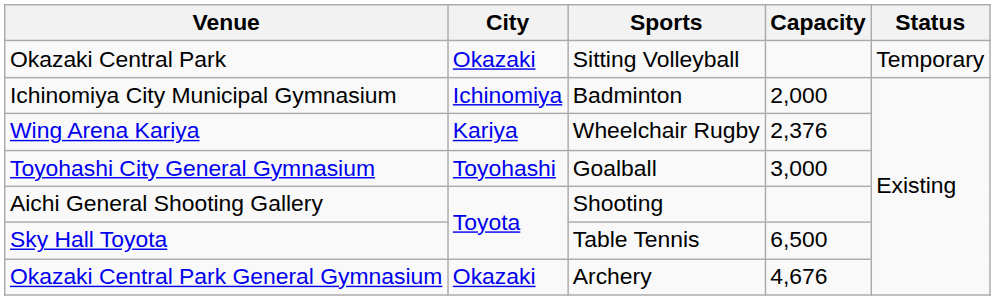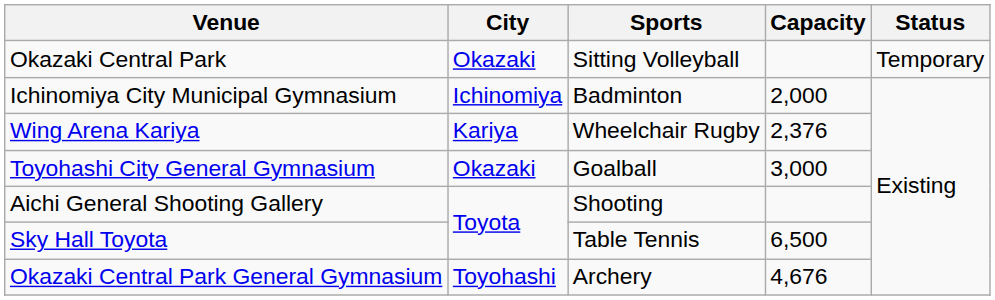(504, 167) Toyohashi -> (494, 167) Okazaki
(494, 276) Okazaki -> (504, 276) Toyohashi
